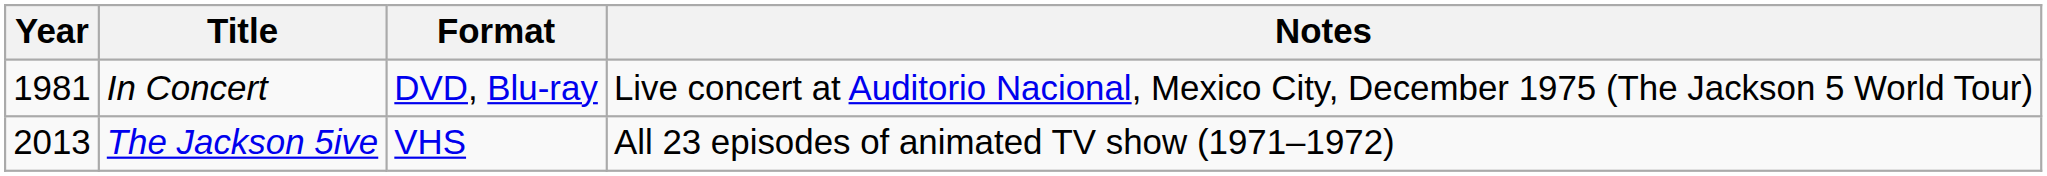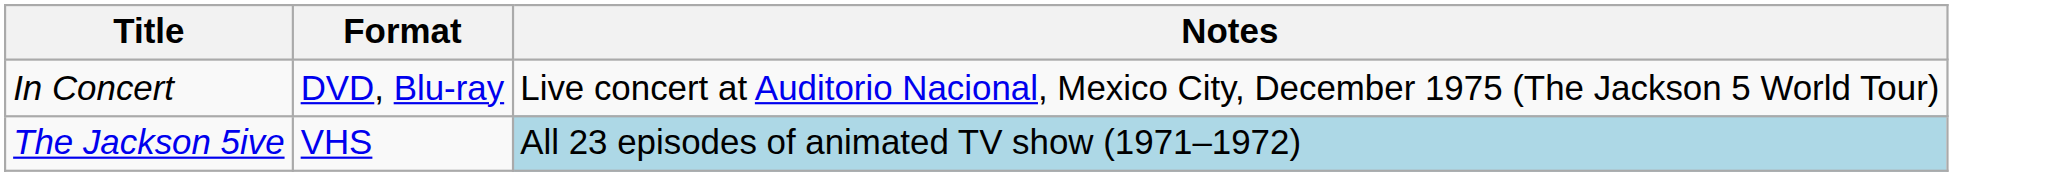- column: (52, 32)
(1004, 142) no background -> (911, 142) lightblue background
